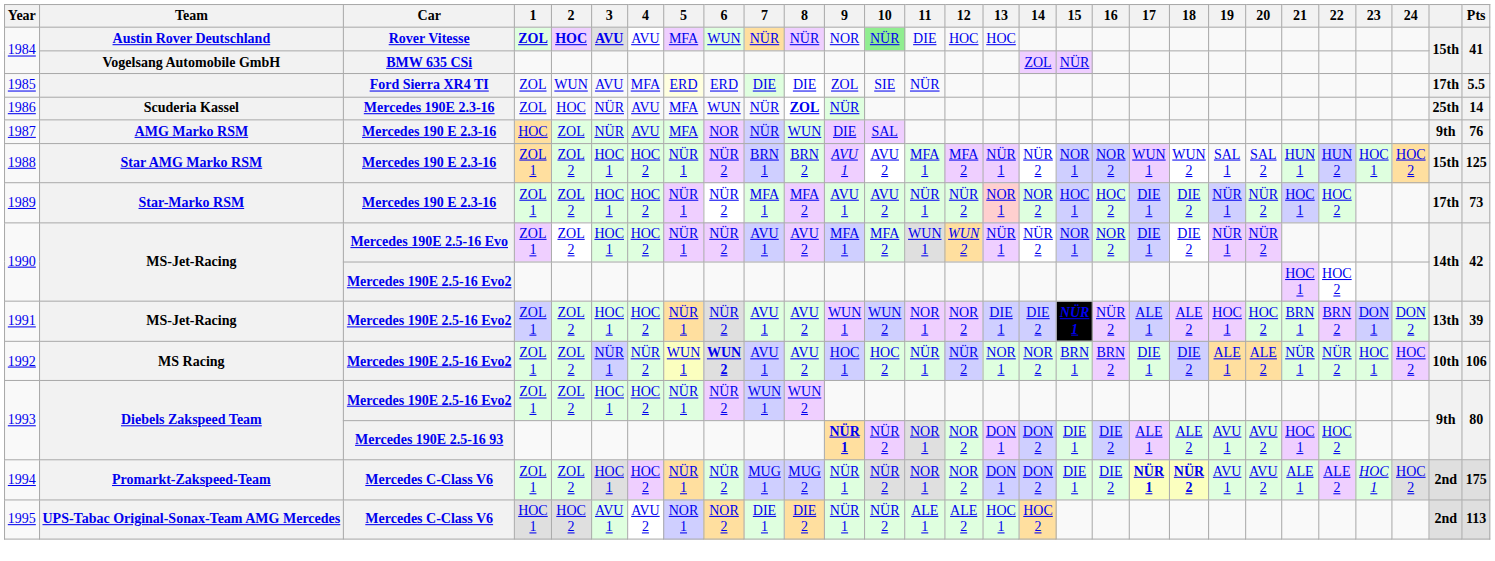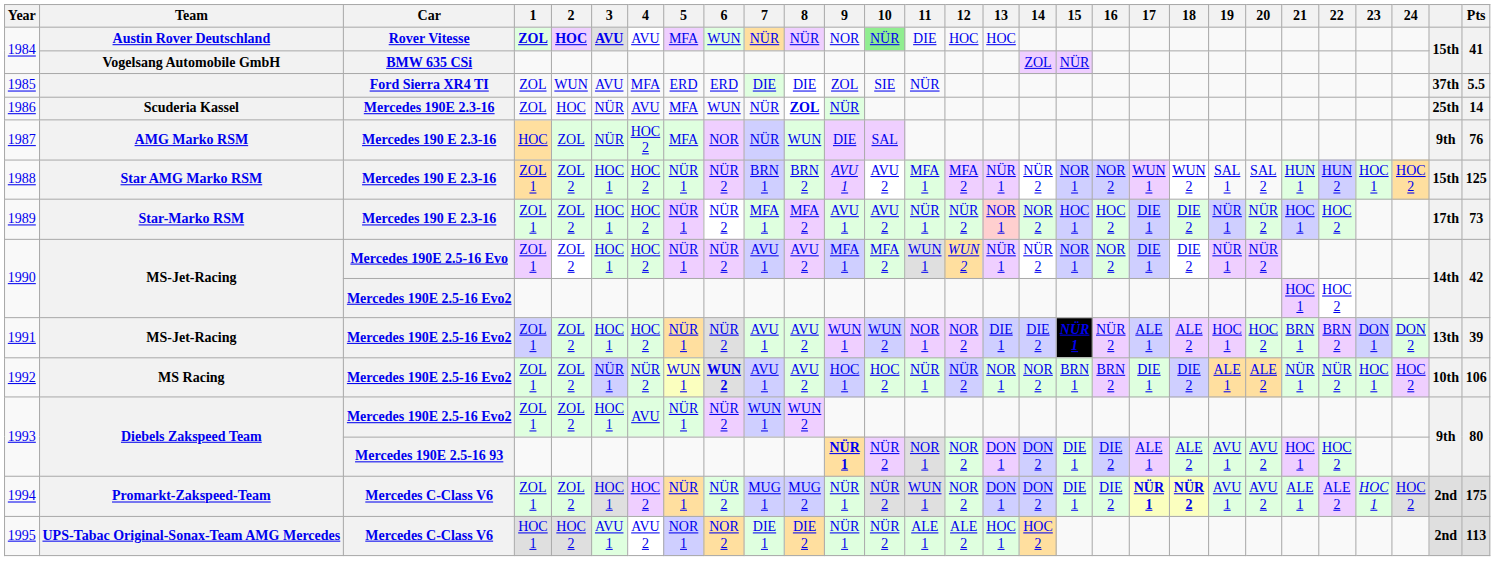(684, 84) lightyellow background -> (684, 84) no background
(1446, 84) 17th -> (1446, 84) 37th
(645, 131) AVU -> (645, 139) HOC 2
(645, 400) HOC 2 -> (645, 416) AVU
(925, 479) NOR 1 -> (925, 495) WUN 1
